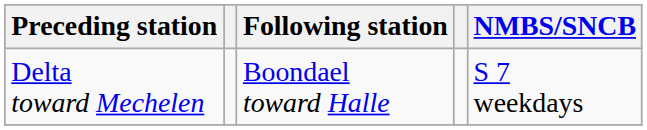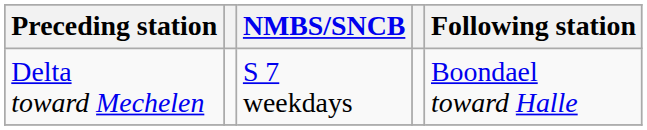columns swapped: (555, 26) <-> (345, 26)
